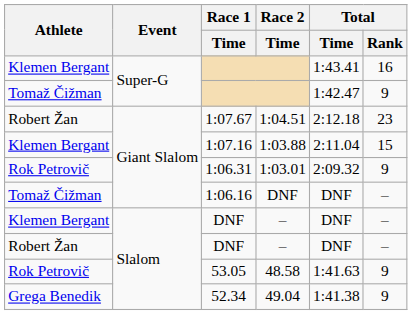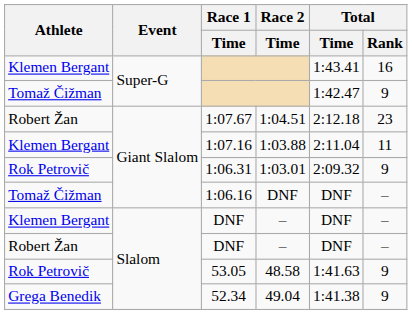(385, 144) 15 -> (385, 144) 11
